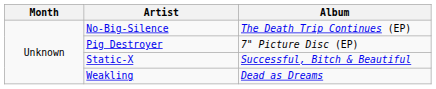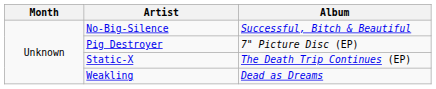(326, 28) The Death Trip Continues (EP) -> (326, 28) Successful, Bitch & Beautiful
(326, 60) Successful, Bitch & Beautiful -> (326, 60) The Death Trip Continues (EP)
